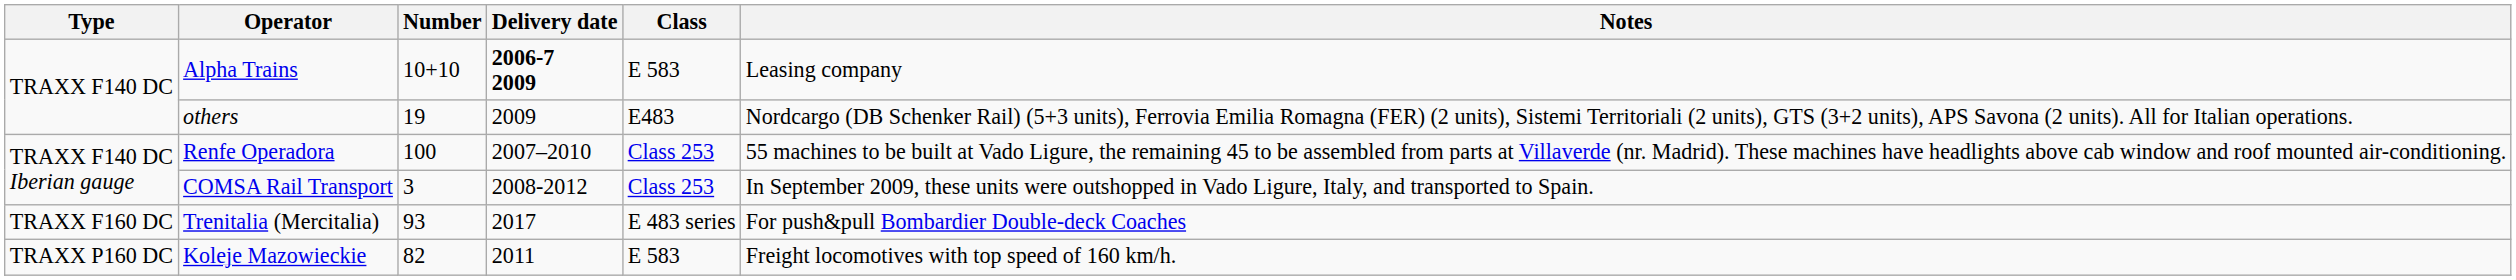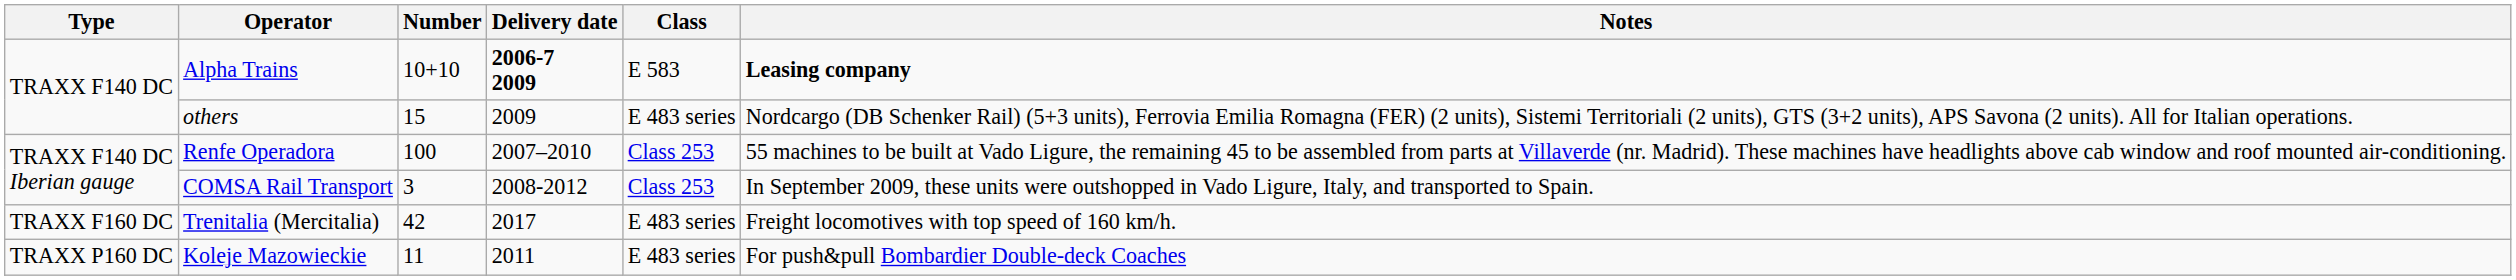(824, 69) normal -> (828, 69) bold
(414, 116) 19 -> (414, 116) 15
(651, 116) E483 -> (682, 116) E 483 series
(414, 221) 93 -> (414, 221) 42
(966, 221) For push&pull Bombardier Double-deck Coaches -> (961, 221) Freight locomotives with top speed of 160 km/h.
(414, 256) 82 -> (414, 256) 11
(654, 256) E 583 -> (682, 256) E 483 series
(961, 256) Freight locomotives with top speed of 160 km/h. -> (966, 256) For push&pull Bombardier Double-deck Coaches
